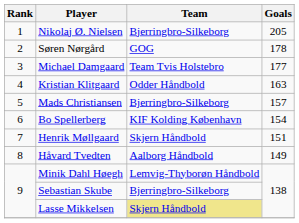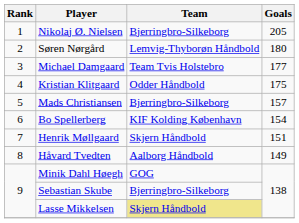(142, 48) GOG -> (194, 48) Lemvig-Thyborøn Håndbold
(278, 48) 178 -> (278, 48) 180
(278, 84) 163 -> (278, 84) 175
(194, 173) Lemvig-Thyborøn Håndbold -> (142, 173) GOG
